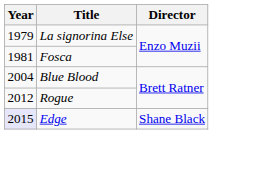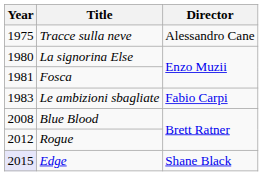+ row: (86, 35)
(21, 35) 1979 -> (21, 56) 1980
+ row: (99, 98)
(21, 77) 2004 -> (21, 118) 2008
